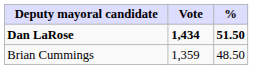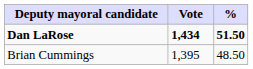(185, 54) 1,359 -> (185, 54) 1,395
